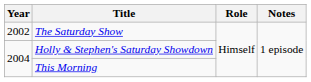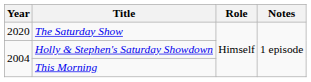(18, 31) 2002 -> (18, 31) 2020
